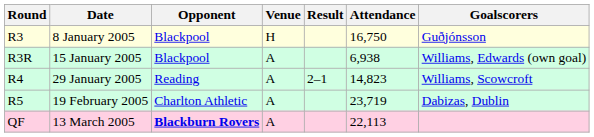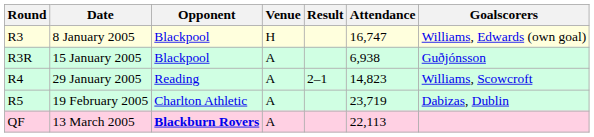(368, 36) 16,750 -> (368, 36) 16,747
(454, 36) Guðjónsson -> (504, 36) Williams, Edwards (own goal)
(504, 57) Williams, Edwards (own goal) -> (454, 57) Guðjónsson
